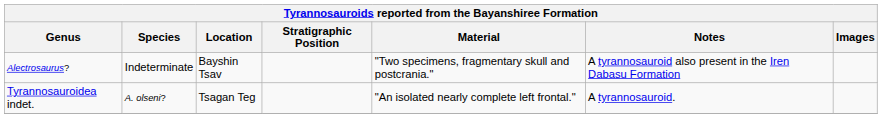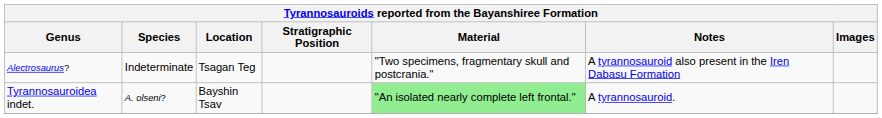(218, 67) Bayshin Tsav -> (227, 67) Tsagan Teg
(227, 98) Tsagan Teg -> (218, 98) Bayshin Tsav
(475, 98) no background -> (475, 98) lightgreen background
